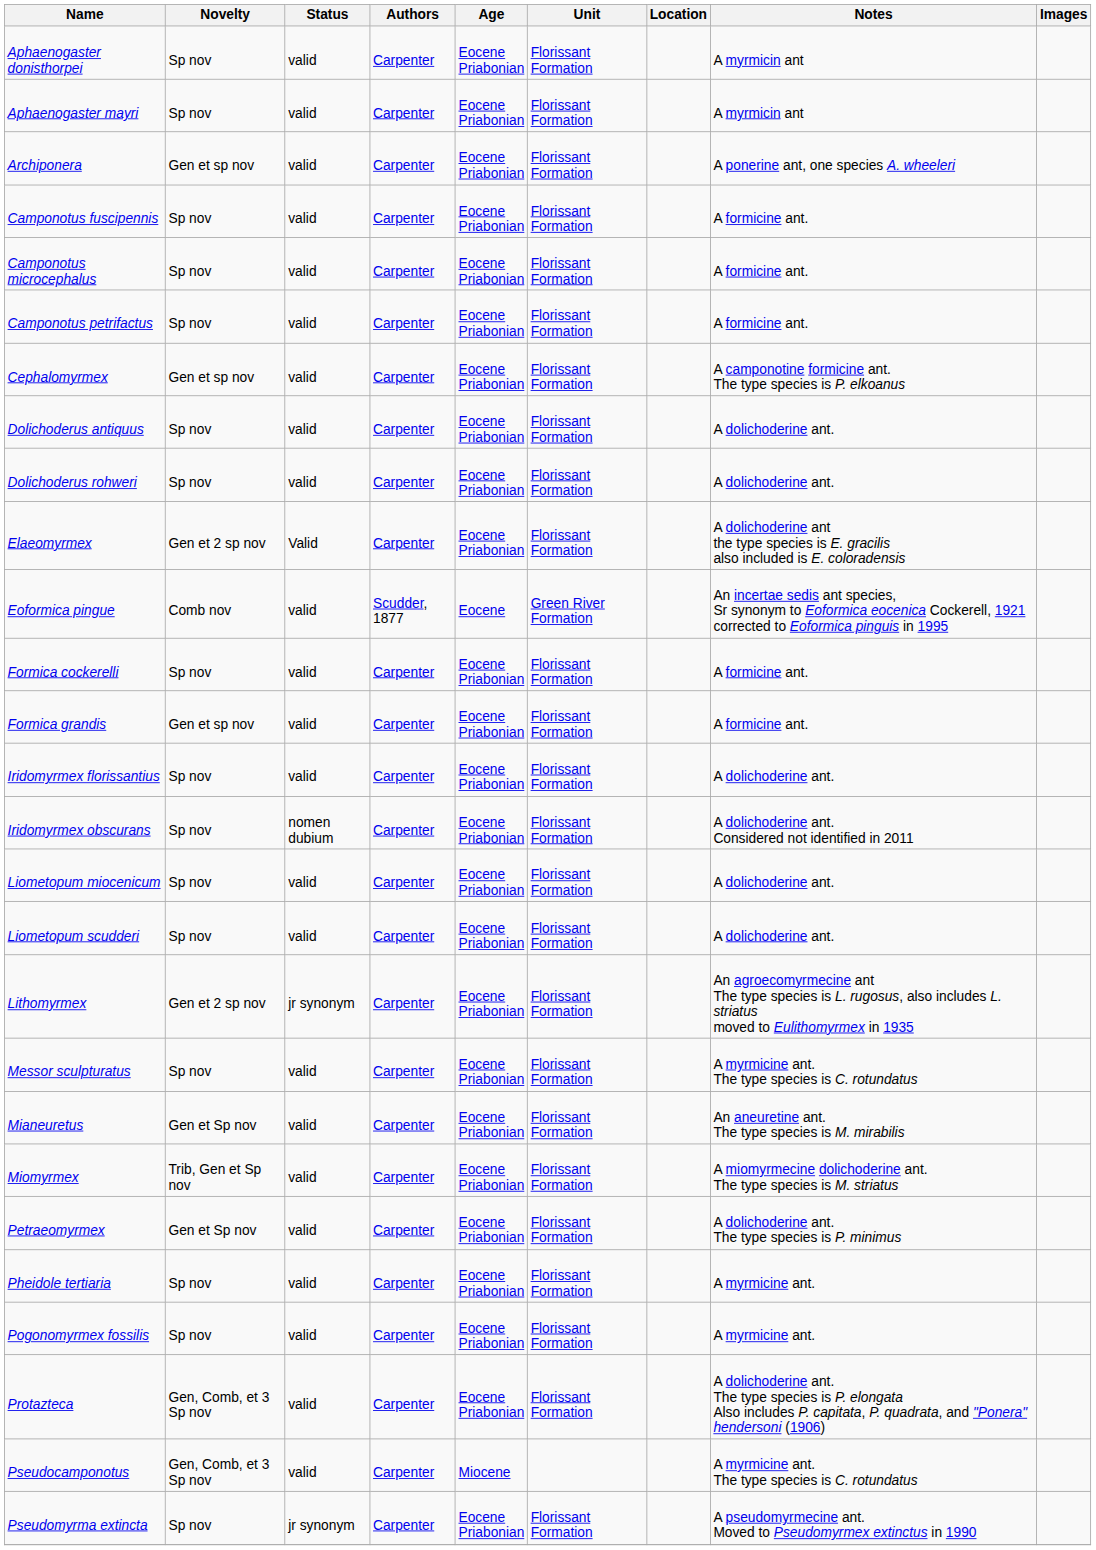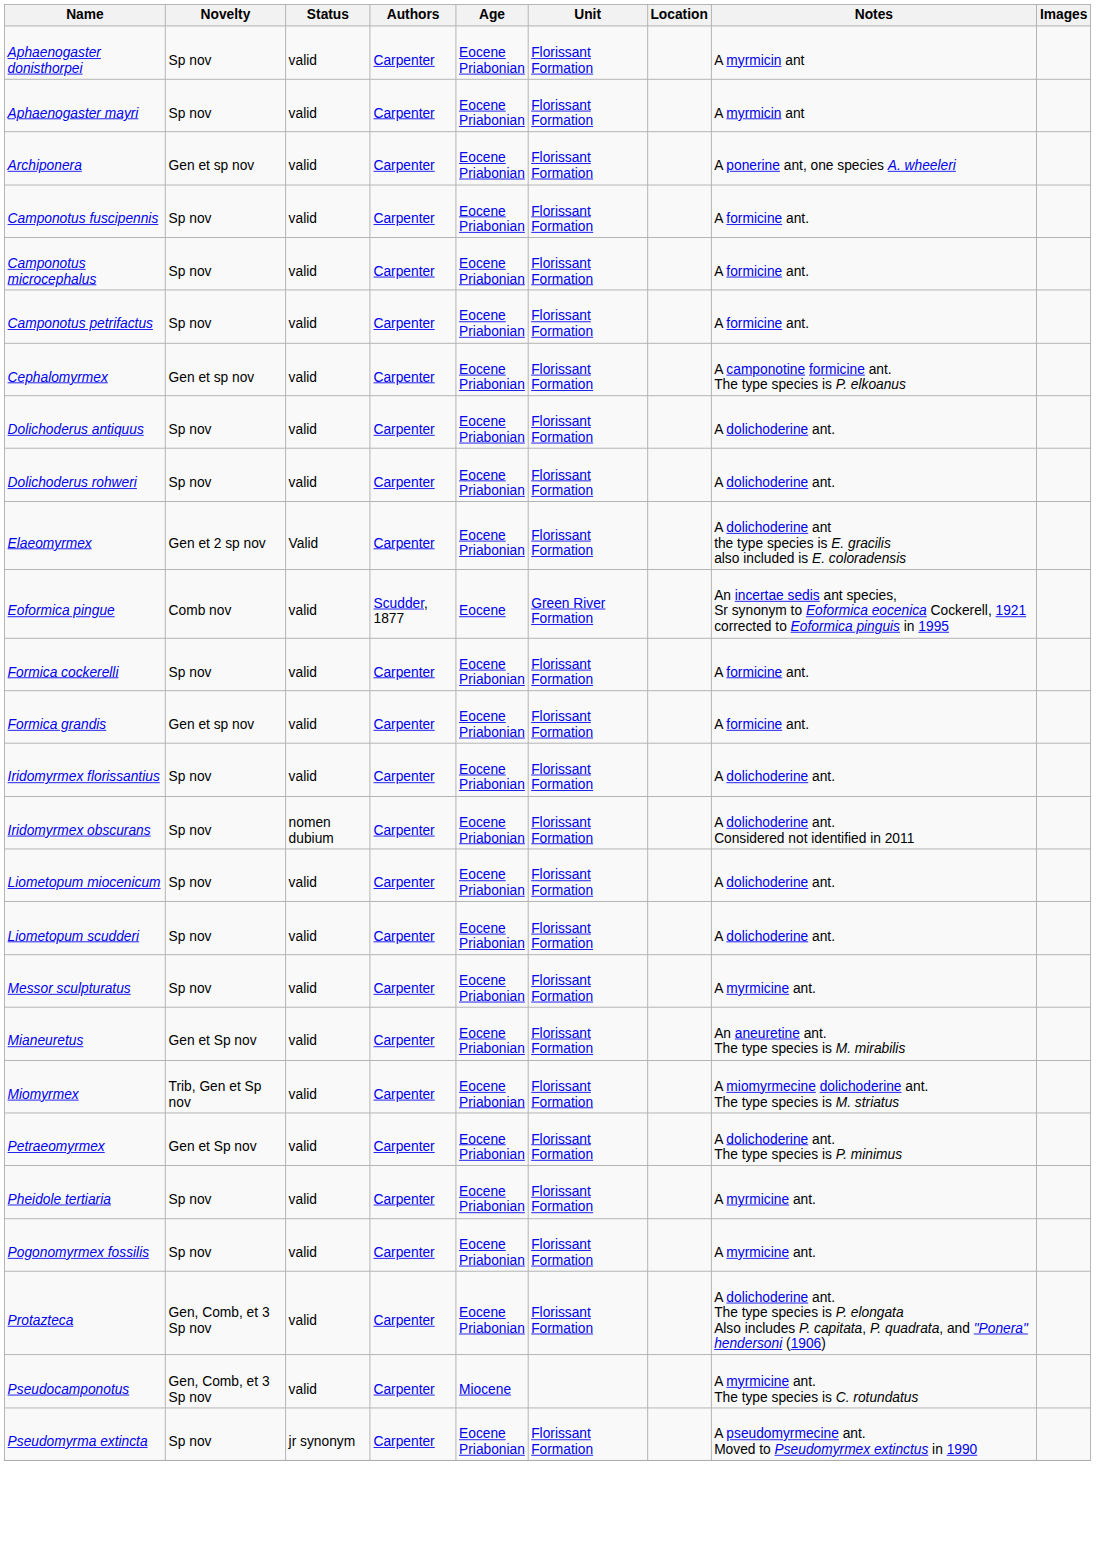- row: (47, 1004)
(815, 1072) A myrmicine ant. The type species is C. rotundatus -> (765, 988) A myrmicine ant.
